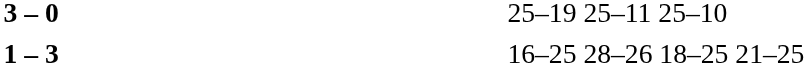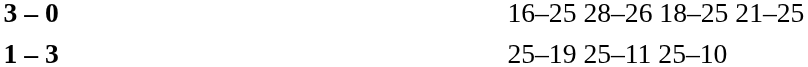(617, 13) 25–19 25–11 25–10 -> (656, 13) 16–25 28–26 18–25 21–25
(656, 53) 16–25 28–26 18–25 21–25 -> (617, 53) 25–19 25–11 25–10
